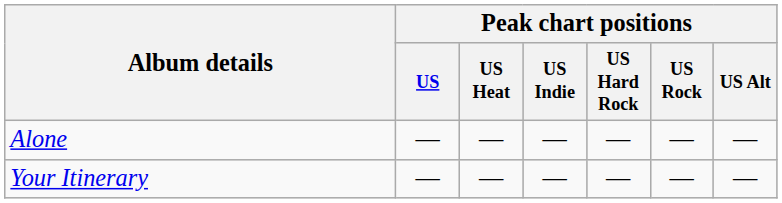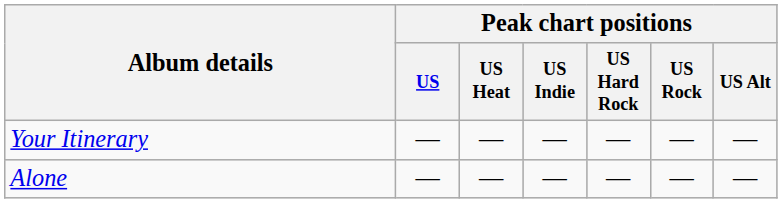rows swapped: (39, 139) <-> (79, 178)
